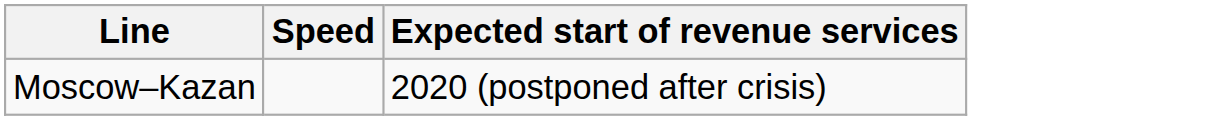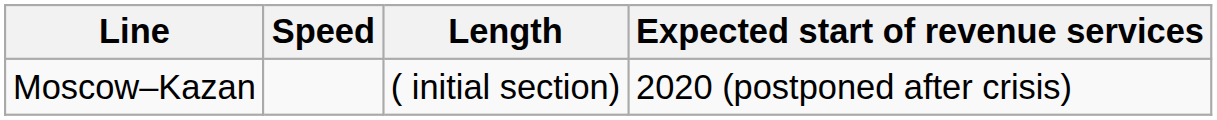+ column: (506, 31)
